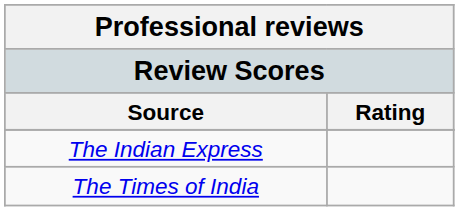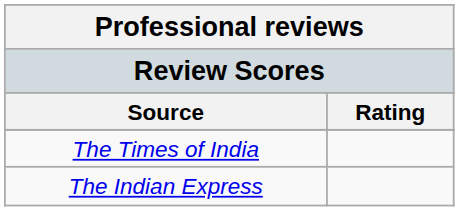rows swapped: (166, 149) <-> (166, 186)
